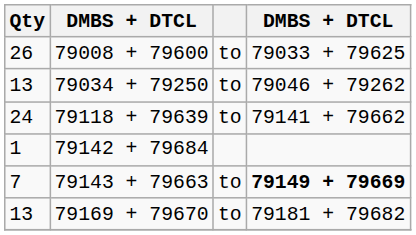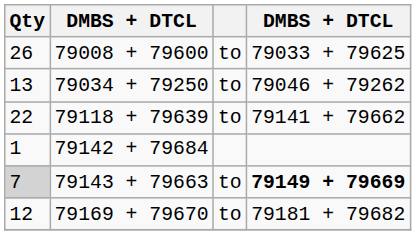(21, 117) 24 -> (21, 117) 22
(15, 182) no background -> (15, 182) lightgrey background
(21, 214) 13 -> (21, 214) 12
